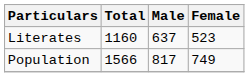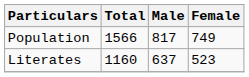rows swapped: (49, 60) <-> (45, 38)
